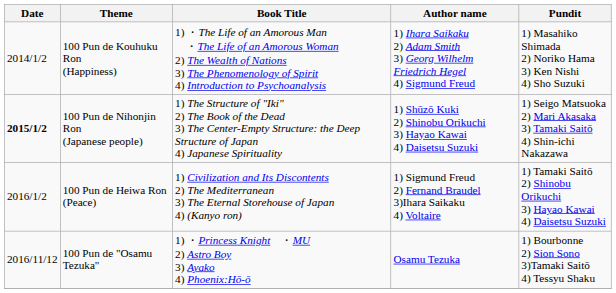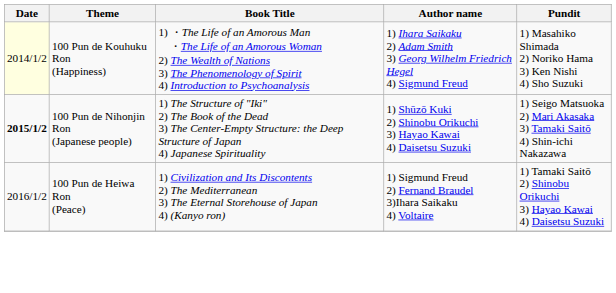(27, 58) no background -> (27, 58) lightyellow background
- row: (107, 259)
